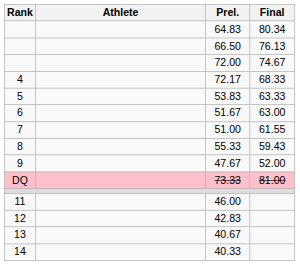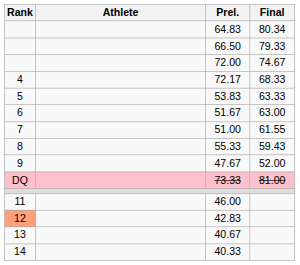(272, 46) 76.13 -> (272, 46) 79.33
(20, 218) no background -> (20, 218) lightsalmon background
